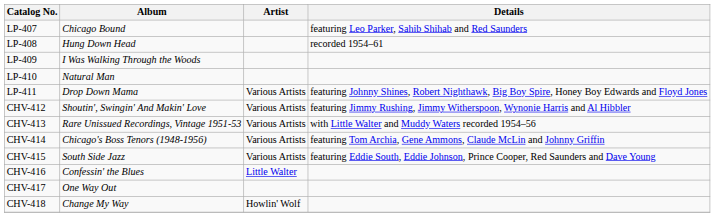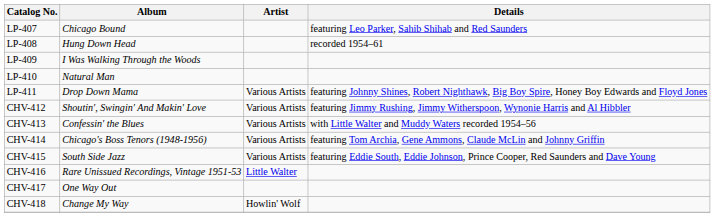(152, 124) Rare Unissued Recordings, Vintage 1951-53 -> (103, 124) Confessin' the Blues
(103, 172) Confessin' the Blues -> (152, 172) Rare Unissued Recordings, Vintage 1951-53
